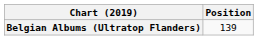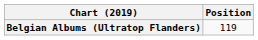(228, 28) 139 -> (228, 28) 119
